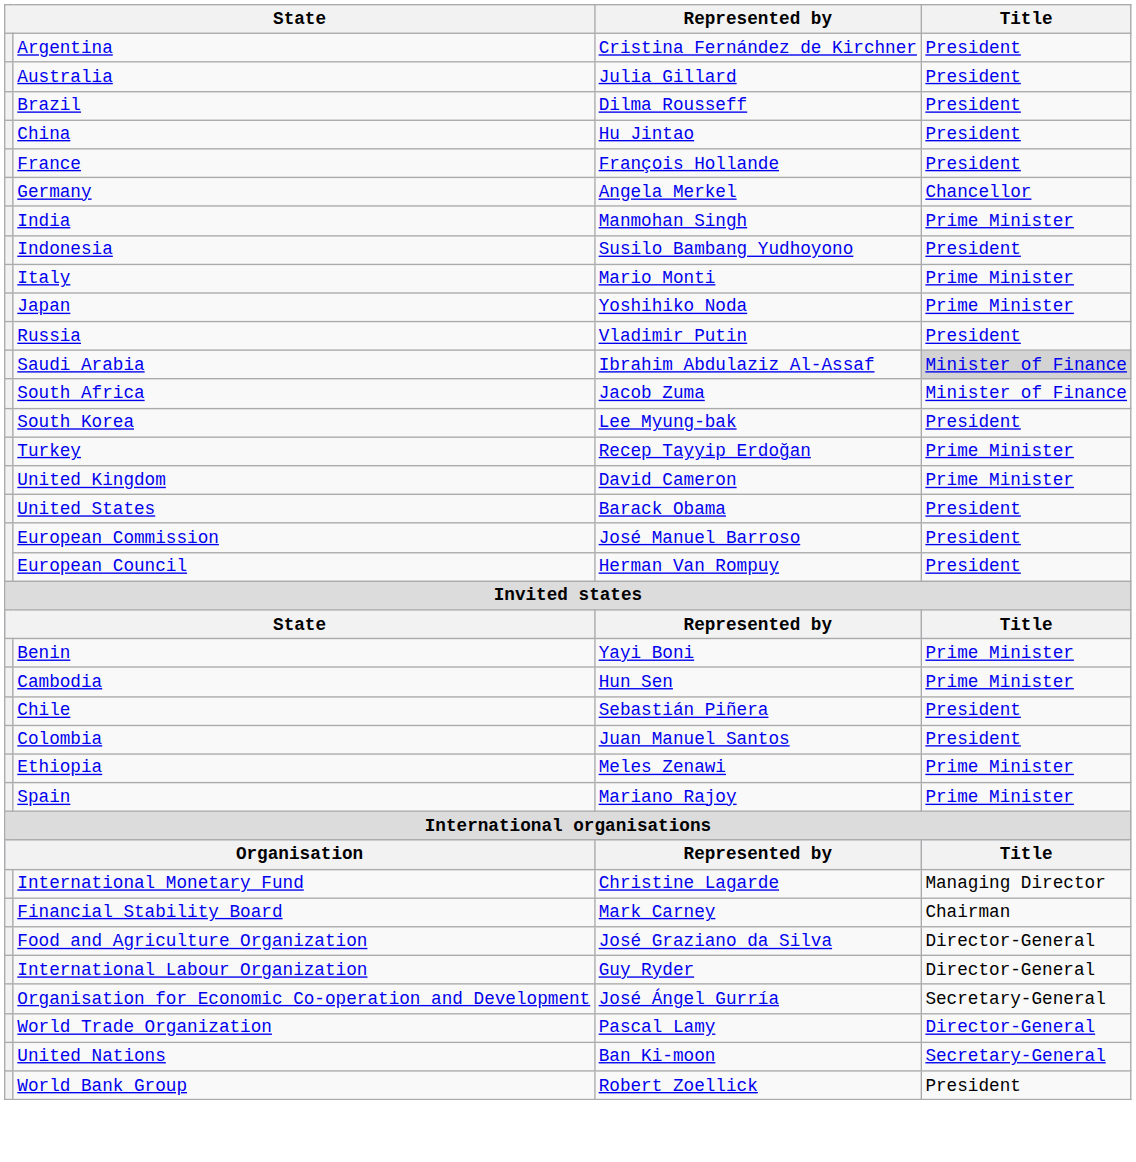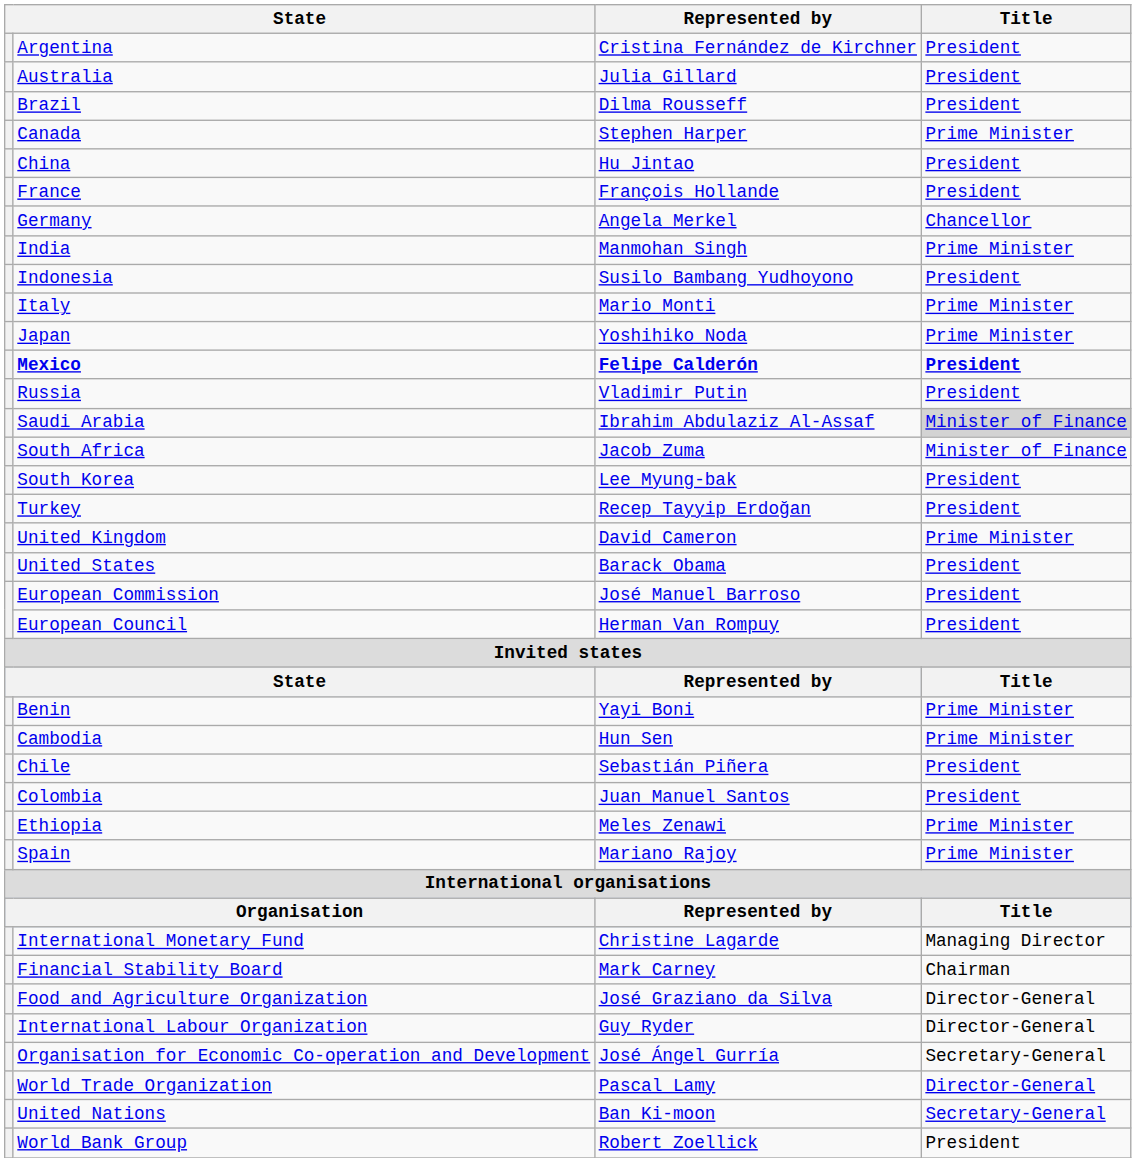+ row: (49, 134)
+ row: (49, 365)
(1000, 451) Prime Minister -> (973, 509) President
